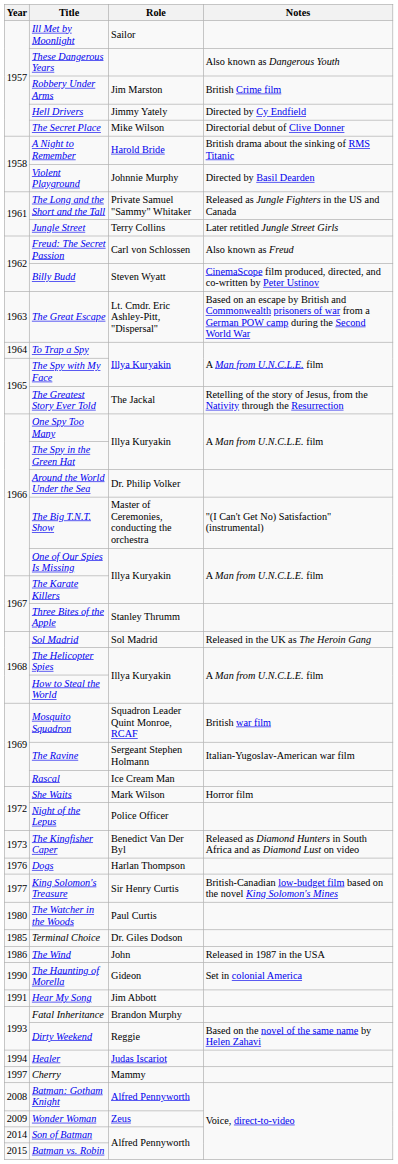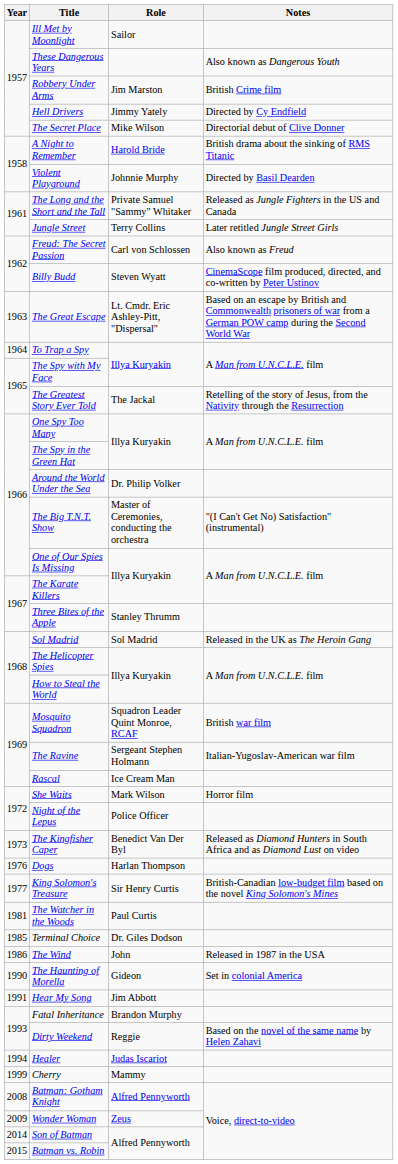(17, 916) 1980 -> (17, 916) 1981
(17, 1074) 1997 -> (17, 1074) 1999
